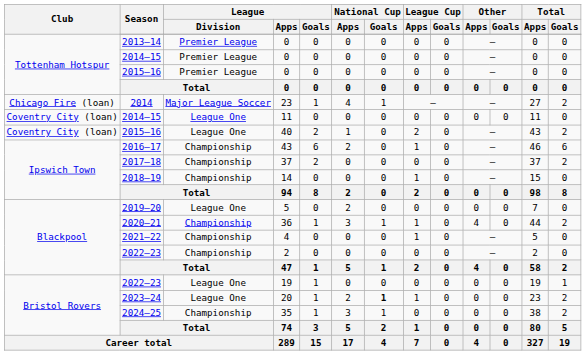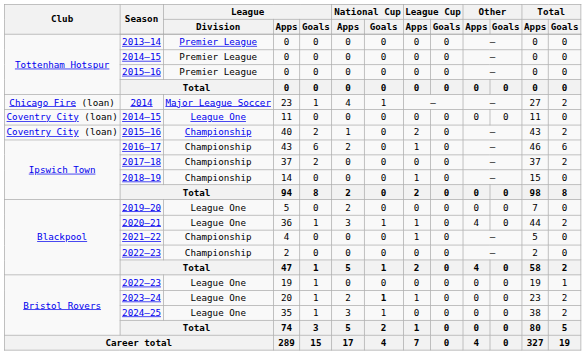(218, 132) League One -> (218, 132) Championship
(218, 222) Championship -> (218, 222) League One
(218, 313) Championship -> (218, 313) League One
